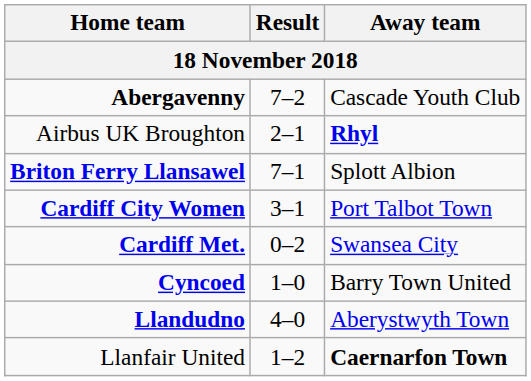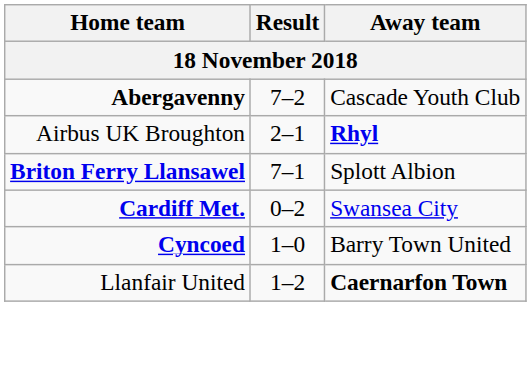- row: (143, 208)
- row: (190, 319)
